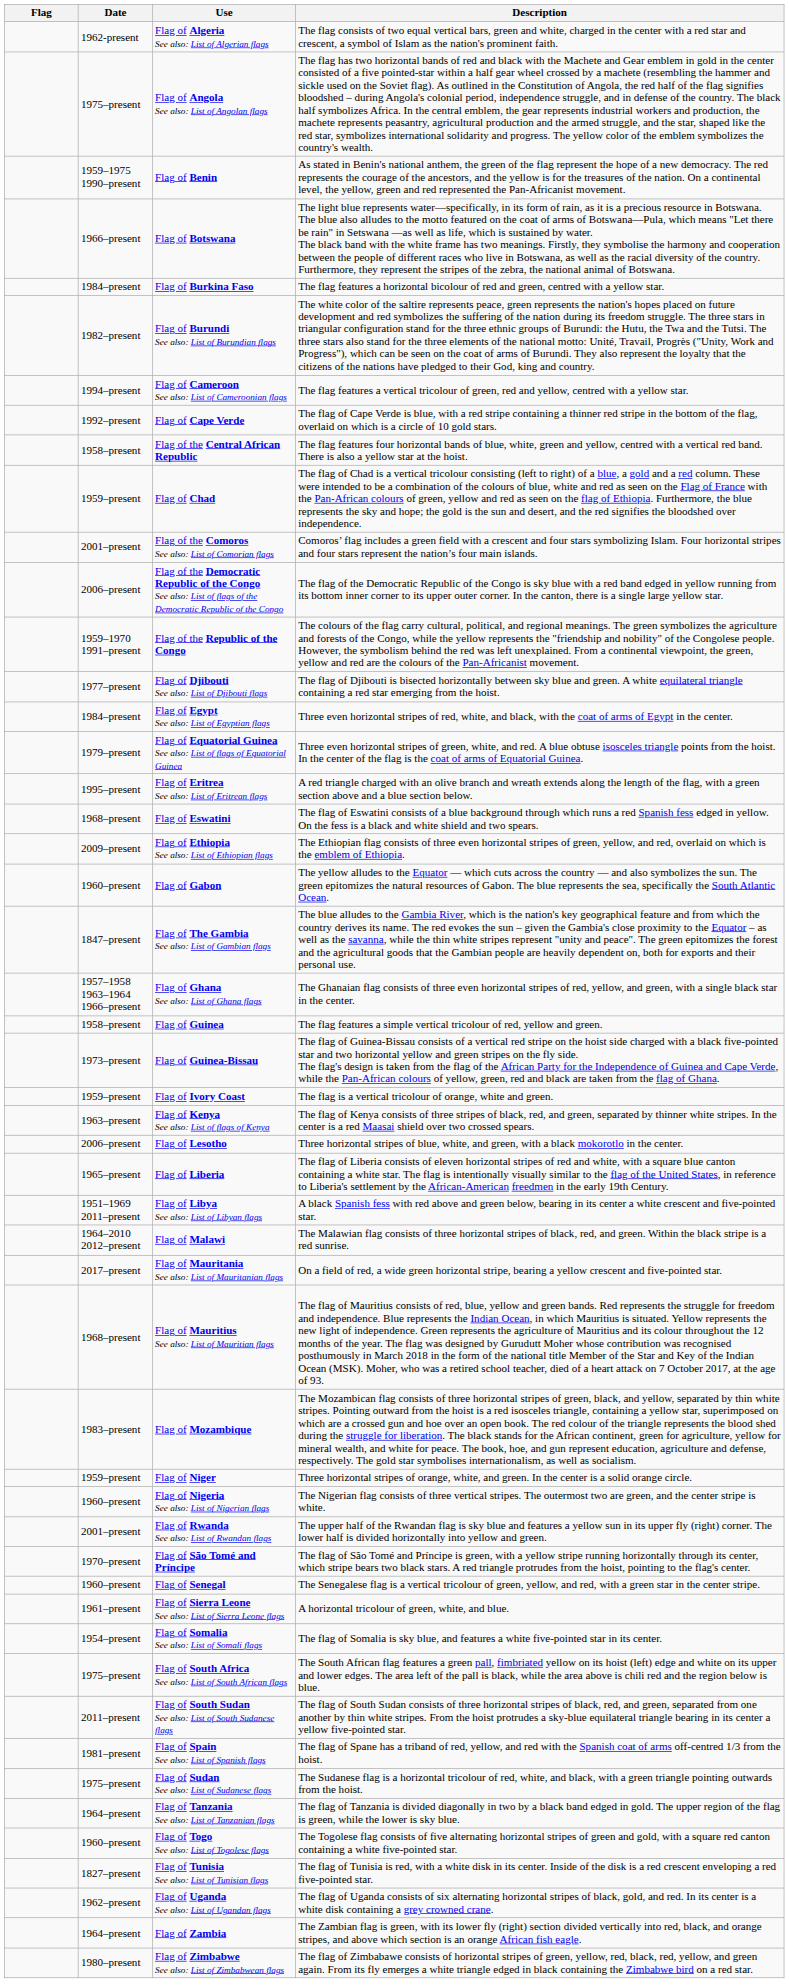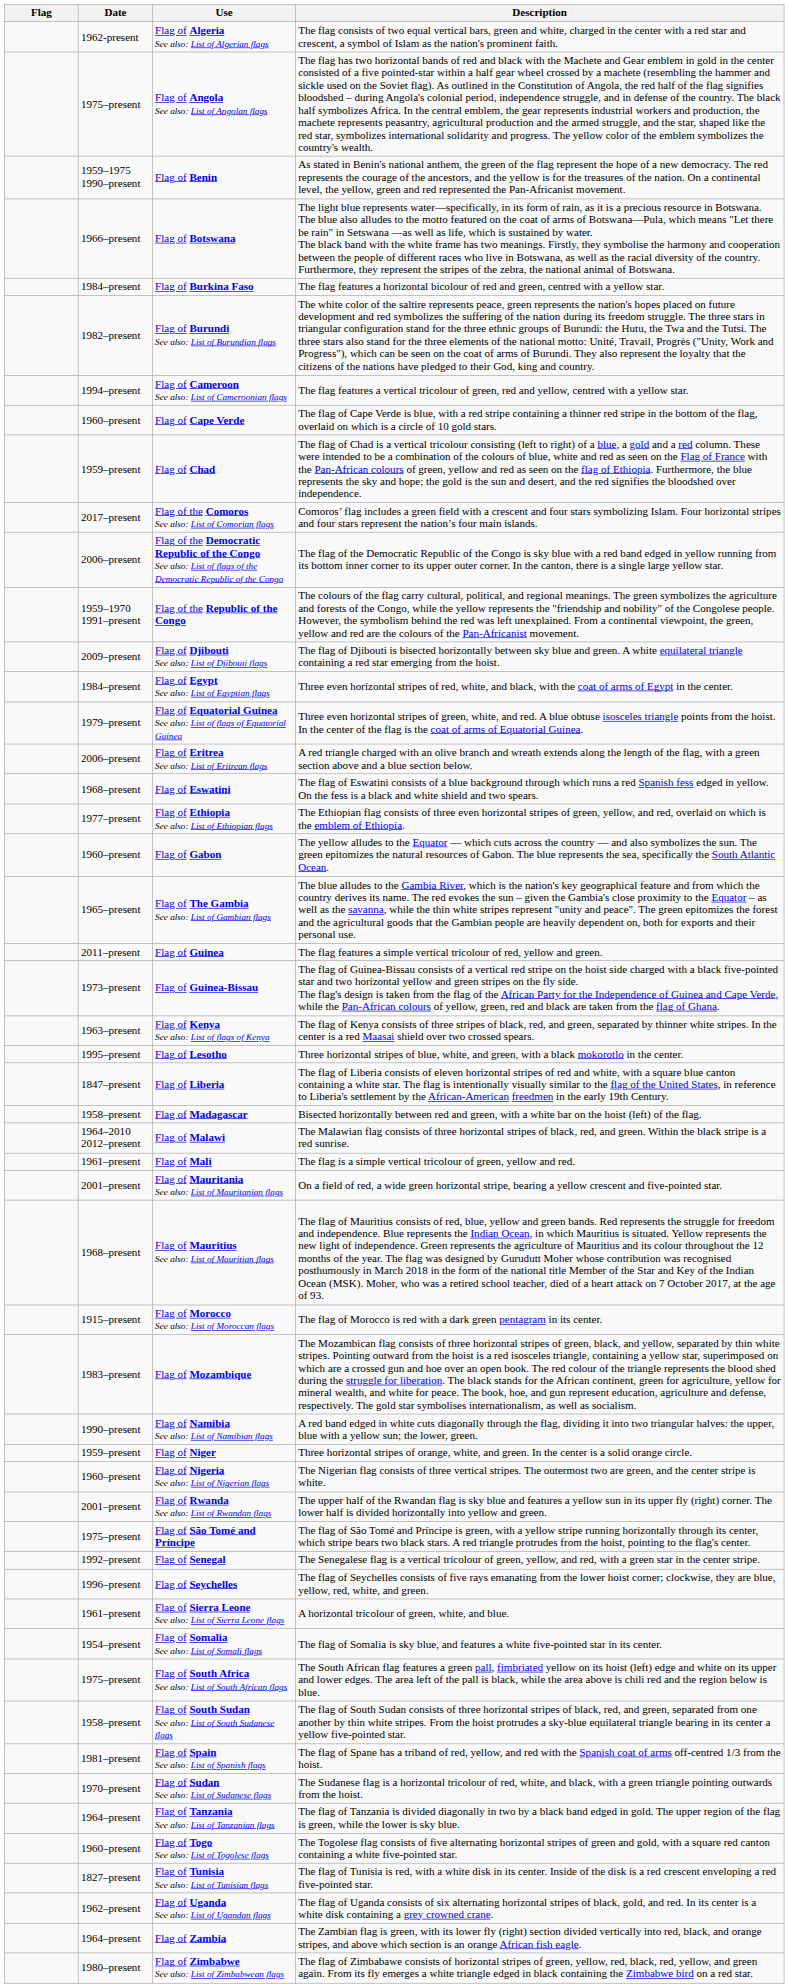(111, 420) 1992–present -> (111, 420) 1960–present
- row: (218, 450)
(111, 547) 2001–present -> (111, 517) 2017–present
(111, 686) 1977–present -> (111, 656) 2009–present
(111, 789) 1995–present -> (111, 759) 2006–present
(111, 848) 2009–present -> (111, 819) 1977–present
(111, 939) 1847–present -> (111, 909) 1965–present
- row: (208, 994)
(111, 1024) 1958–present -> (111, 952) 2011–present
- row: (200, 1096)
(111, 1144) 2006–present -> (111, 1054) 1995–present
(111, 1174) 1965–present -> (111, 1084) 1847–present
- row: (209, 1210)
+ row: (201, 1114)
+ row: (183, 1161)
(111, 1270) 2017–present -> (111, 1185) 2001–present
+ row: (215, 1319)
+ row: (214, 1429)
(111, 1561) 1970–present -> (111, 1536) 1975–present
(111, 1585) 1960–present -> (111, 1560) 1992–present
+ row: (196, 1584)
(111, 1717) 2011–present -> (111, 1722) 1958–present
(111, 1783) 1975–present -> (111, 1788) 1970–present
